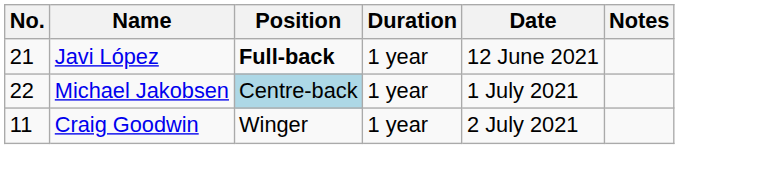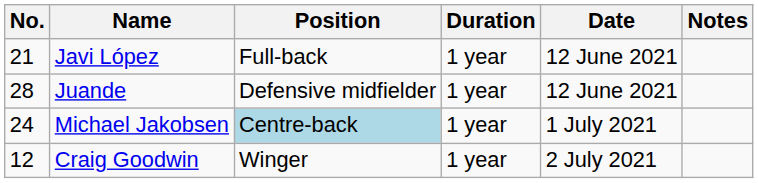(287, 56) bold -> (283, 56) normal
+ row: (90, 90)
(22, 90) 22 -> (22, 125) 24
(21, 125) 11 -> (22, 159) 12
